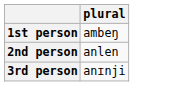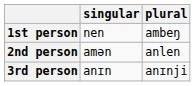+ column: (111, 14)
